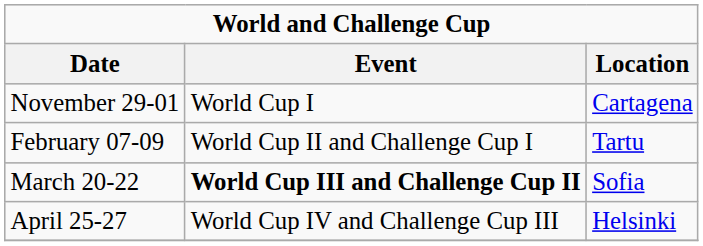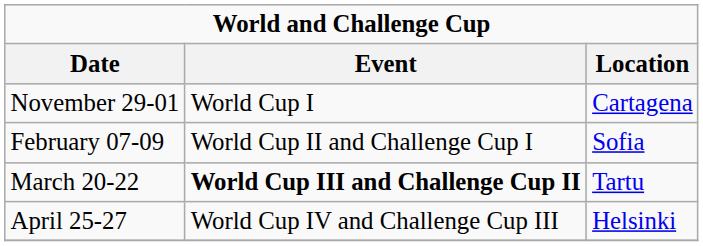(618, 142) Tartu -> (618, 142) Sofia
(618, 181) Sofia -> (618, 181) Tartu
